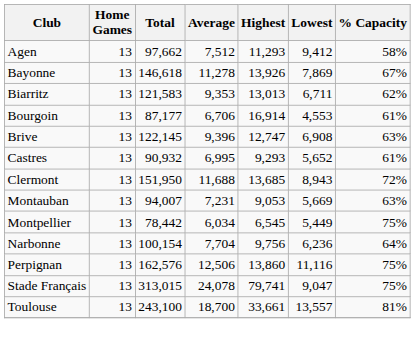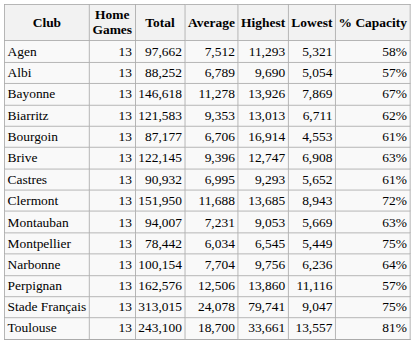(317, 51) 9,412 -> (317, 51) 5,321
+ row: (19, 72)
(395, 264) 75% -> (395, 286) 57%
